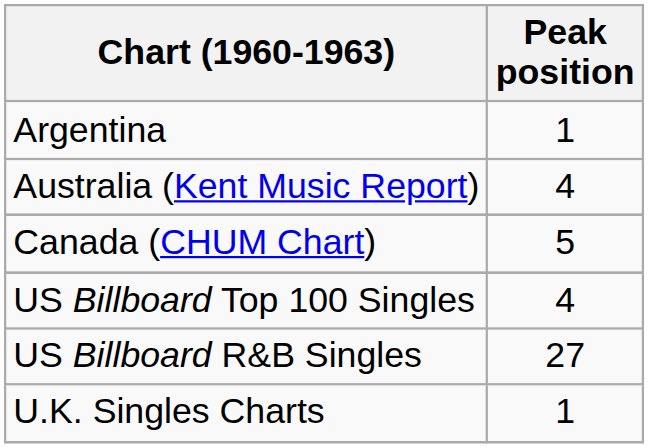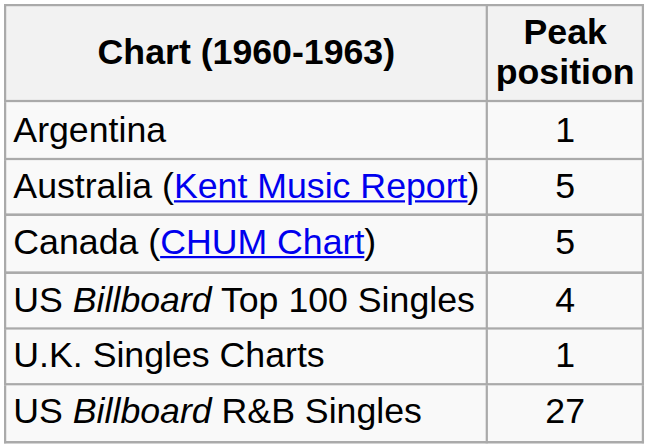(565, 186) 4 -> (565, 186) 5
rows swapped: (218, 355) <-> (169, 412)
